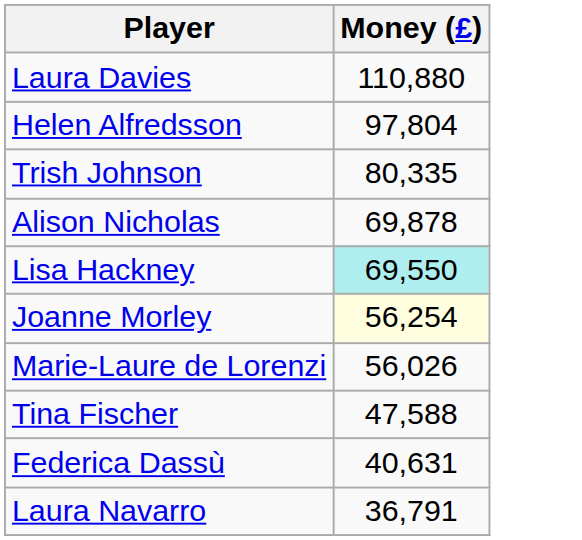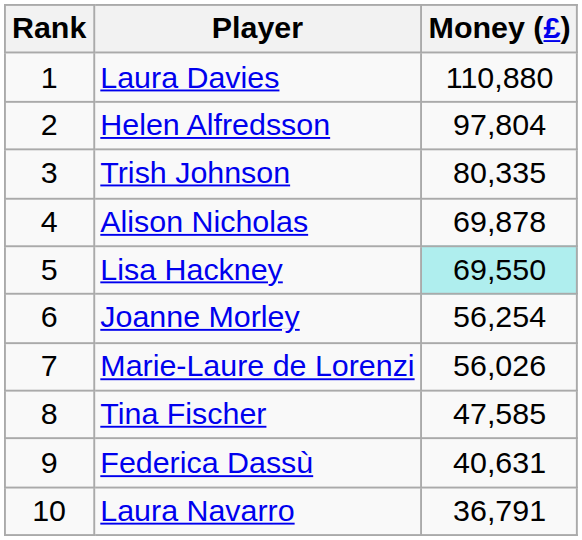+ column: (49, 28)
(411, 317) lightyellow background -> (500, 317) no background
(411, 414) 47,588 -> (500, 414) 47,585
